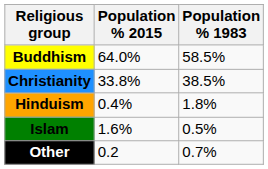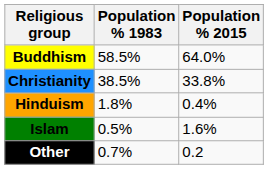columns swapped: (221, 24) <-> (137, 24)
